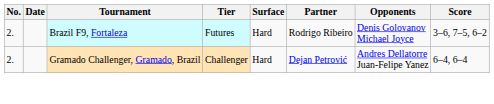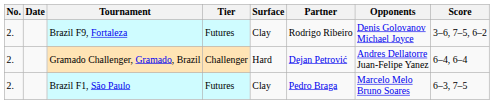(262, 33) Hard -> (262, 33) Clay
+ row: (90, 86)
